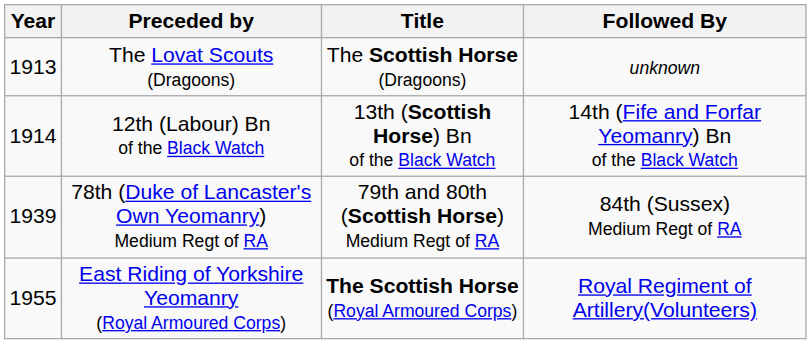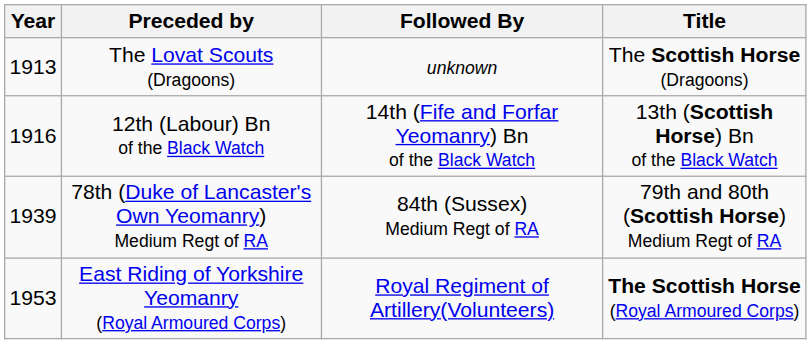columns swapped: (422, 21) <-> (665, 21)
(33, 135) 1914 -> (33, 135) 1916
(33, 297) 1955 -> (33, 297) 1953
